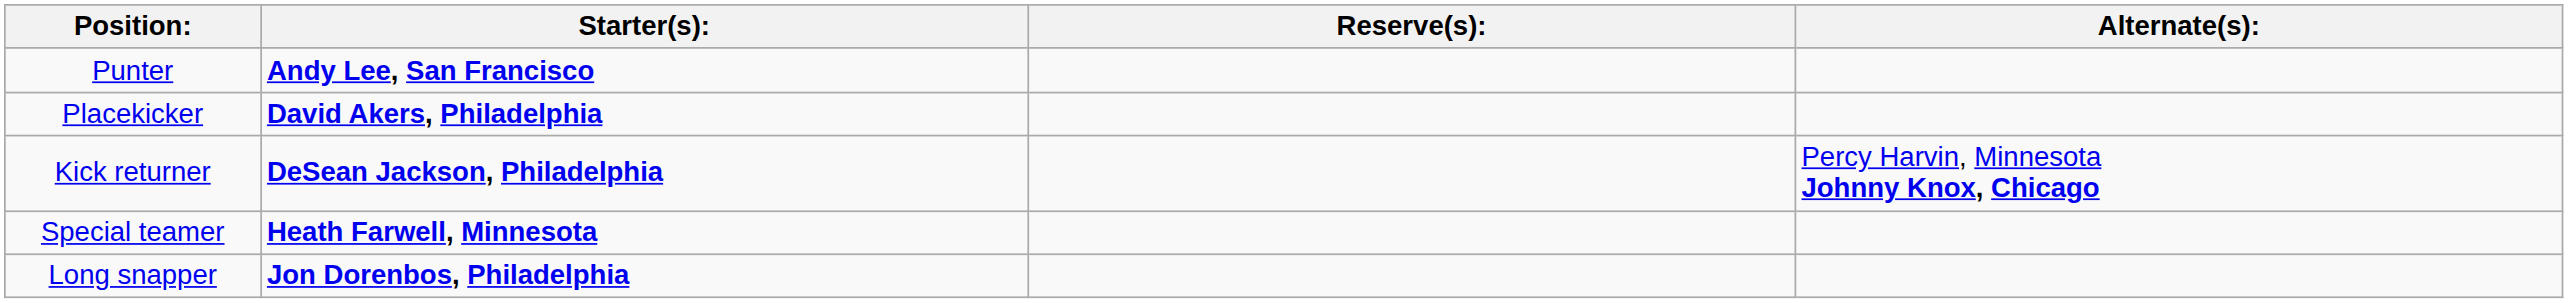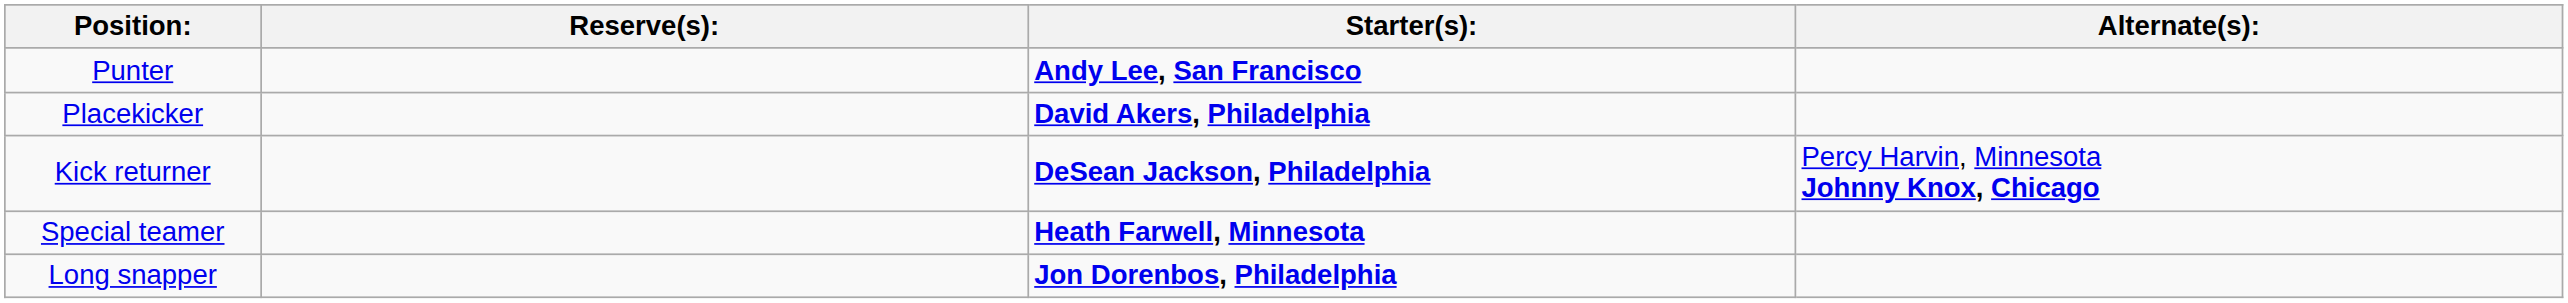columns swapped: (644, 26) <-> (1412, 26)
